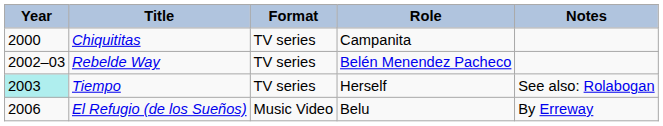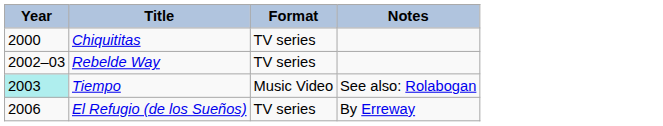- column: (426, 17)
(284, 86) TV series -> (293, 86) Music Video
(293, 109) Music Video -> (284, 109) TV series
